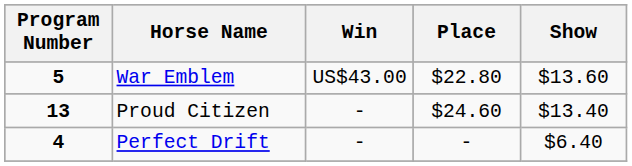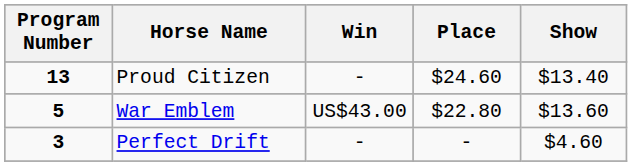rows swapped: (175, 78) <-> (193, 111)
(58, 144) 4 -> (58, 144) 3
(573, 144) $6.40 -> (573, 144) $4.60
